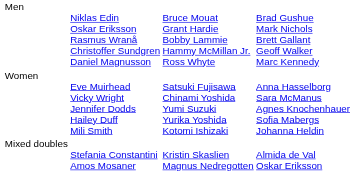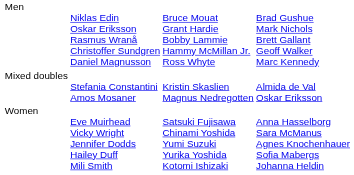rows swapped: (22, 75) <-> (36, 144)
